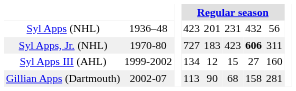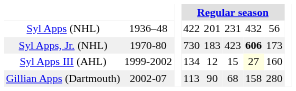(191, 28) 423 -> (191, 28) 422
(191, 45) 727 -> (191, 45) 730
(274, 45) 311 -> (274, 45) 173
(254, 62) no background -> (254, 62) lightyellow background
(274, 78) 281 -> (274, 78) 280
